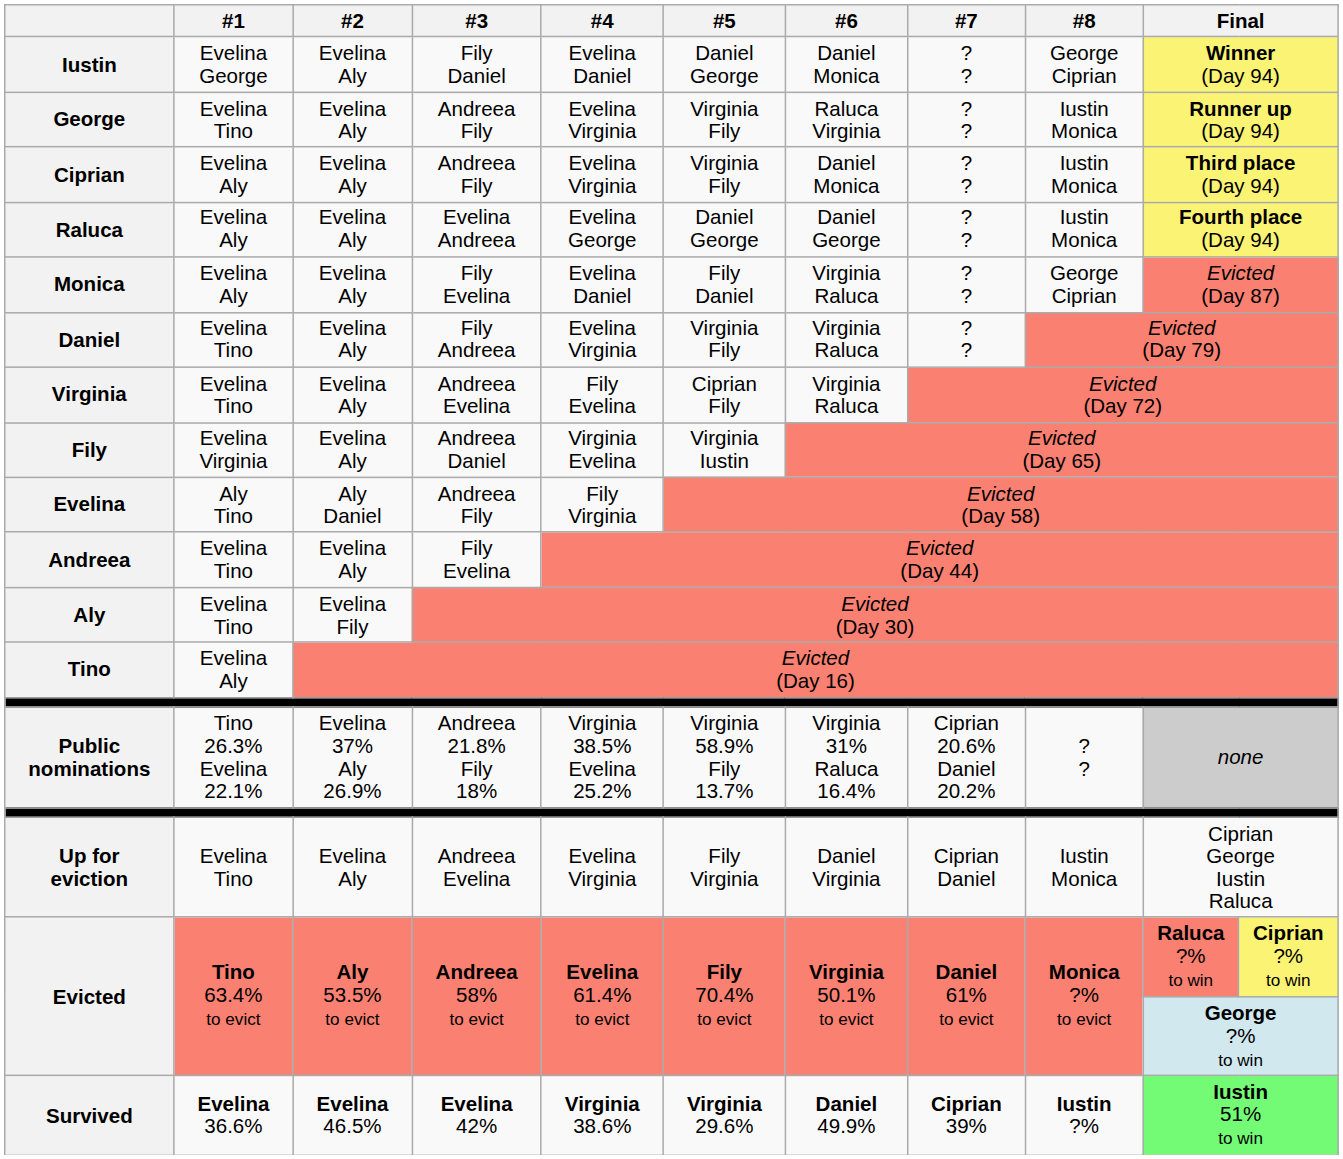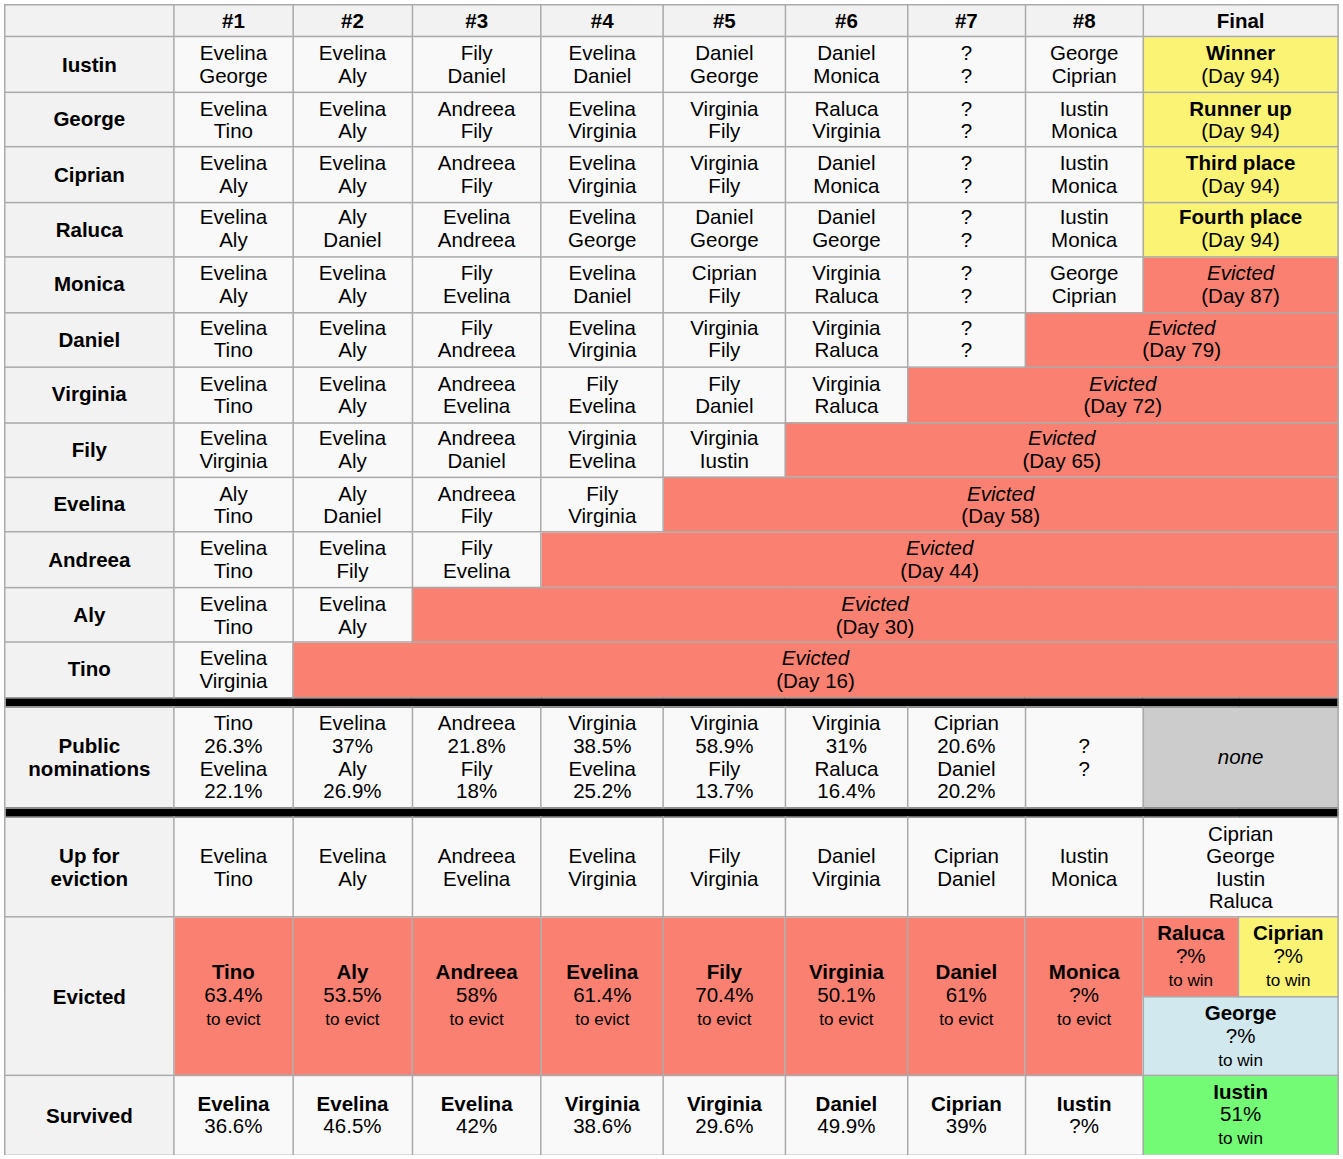(352, 229) Evelina Aly -> (352, 229) Aly Daniel
(724, 284) Fily Daniel -> (724, 284) Ciprian Fily
(724, 394) Ciprian Fily -> (724, 394) Fily Daniel
(352, 559) Evelina Aly -> (352, 559) Evelina Fily
(352, 614) Evelina Fily -> (352, 614) Evelina Aly
(233, 669) Evelina Aly -> (233, 669) Evelina Virginia
